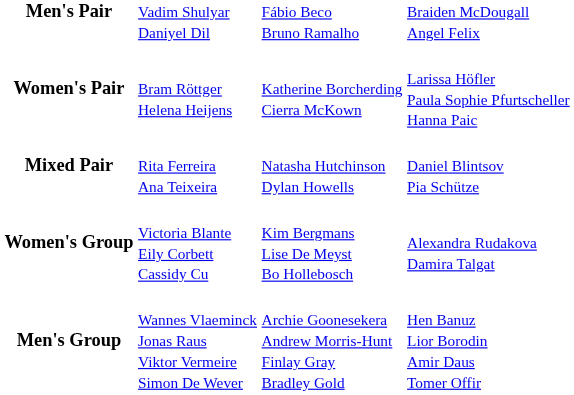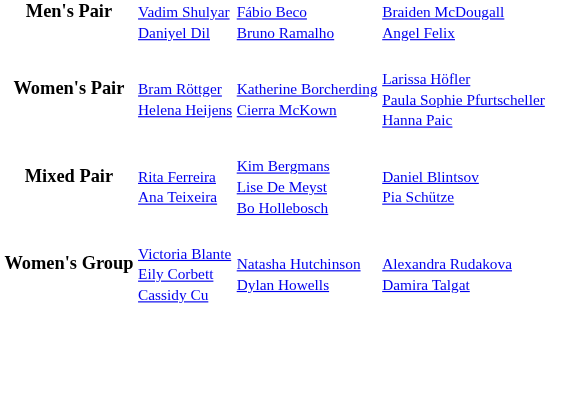(324, 177) Natasha Hutchinson Dylan Howells -> (283, 187) Kim Bergmans Lise De Meyst Bo Hollebosch
(308, 254) Kim Bergmans Lise De Meyst Bo Hollebosch -> (299, 274) Natasha Hutchinson Dylan Howells
- row: (69, 340)
